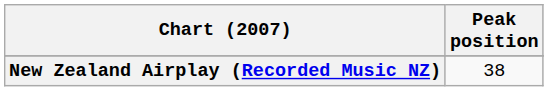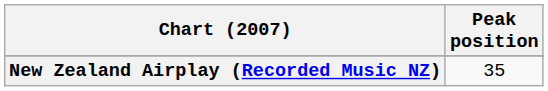(494, 71) 38 -> (494, 71) 35
